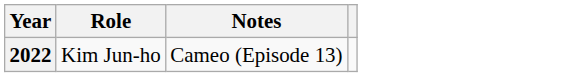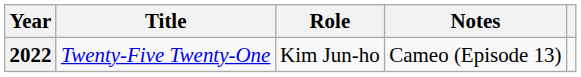+ column: (166, 21)
